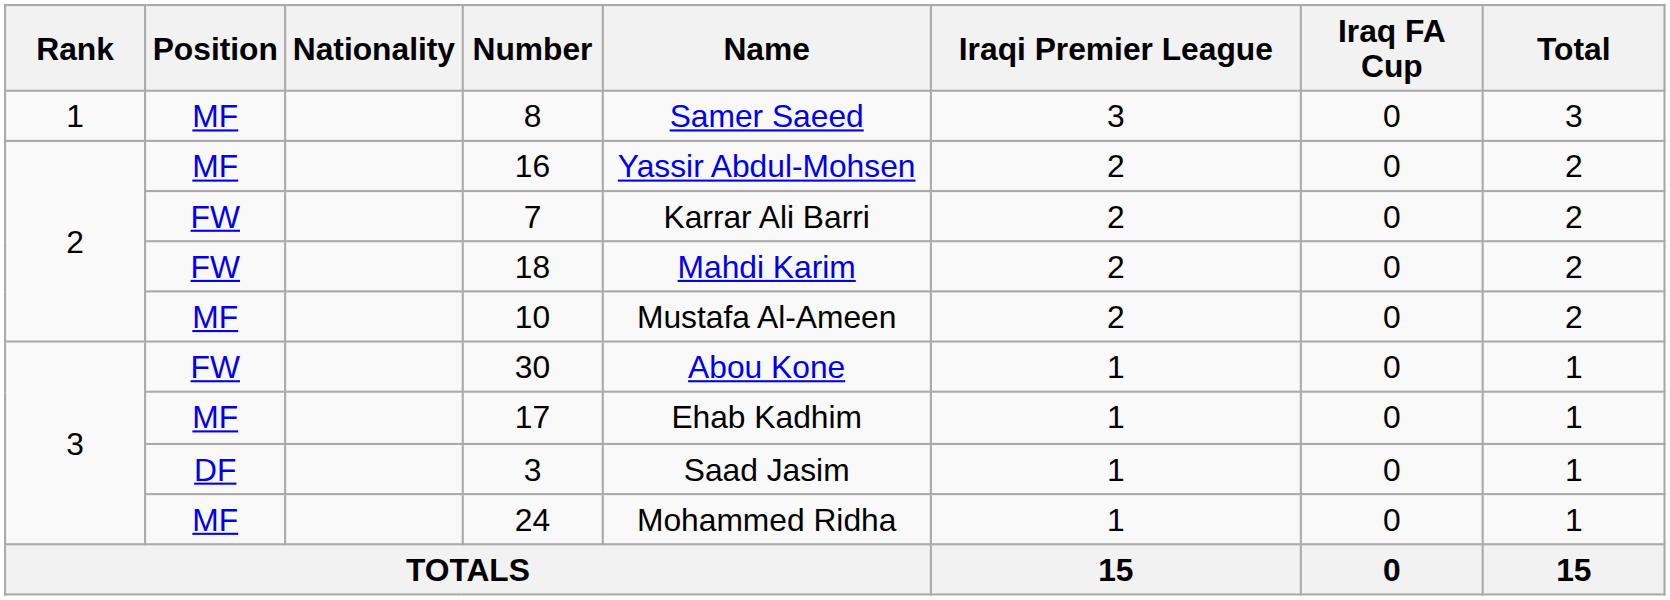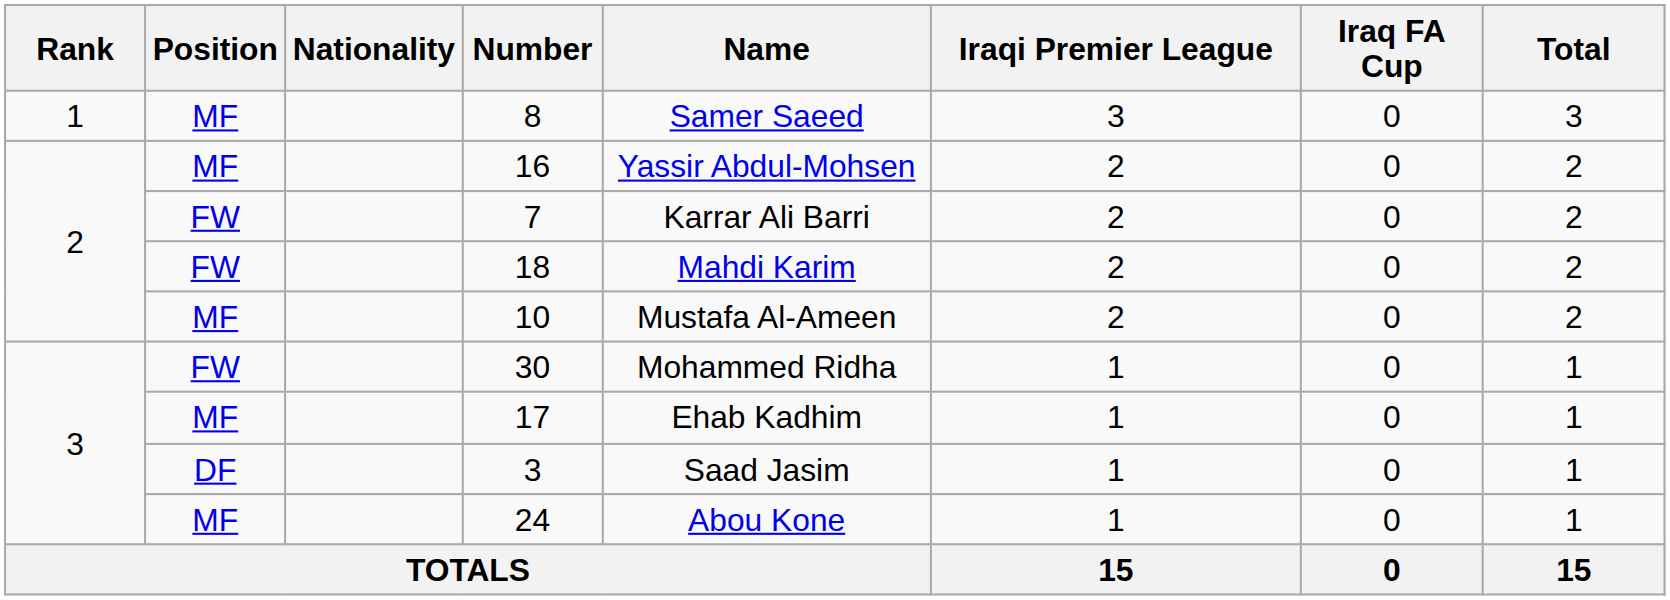(767, 368) Abou Kone -> (767, 368) Mohammed Ridha
(767, 519) Mohammed Ridha -> (767, 519) Abou Kone
